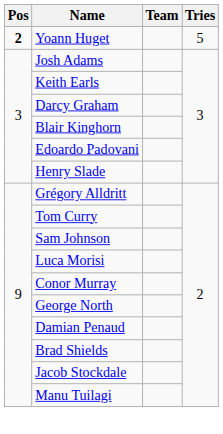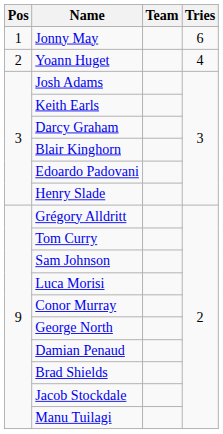+ row: (67, 37)
(18, 37) bold -> (18, 60) normal
(200, 37) 5 -> (200, 60) 4
